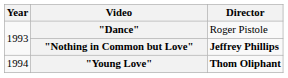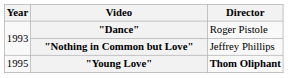(244, 47) bold -> (242, 47) normal
(18, 64) 1994 -> (18, 64) 1995
